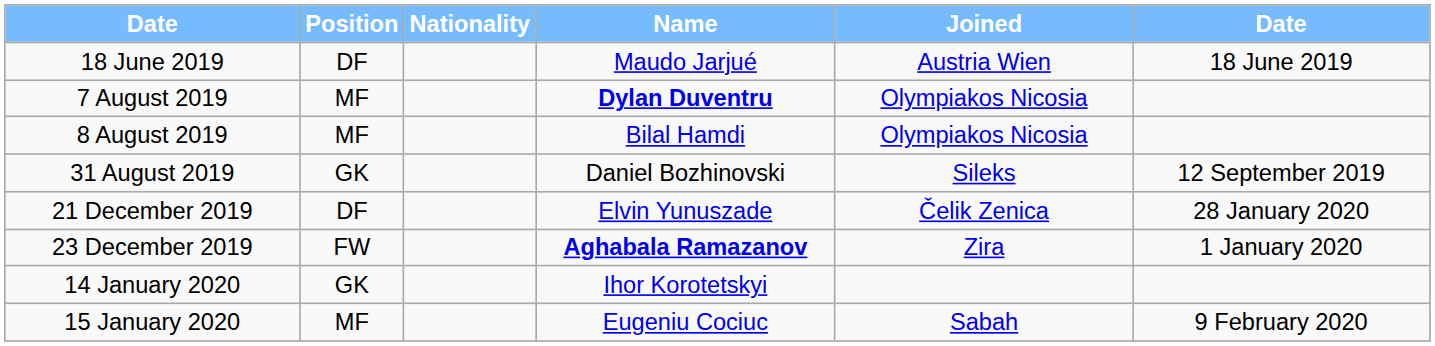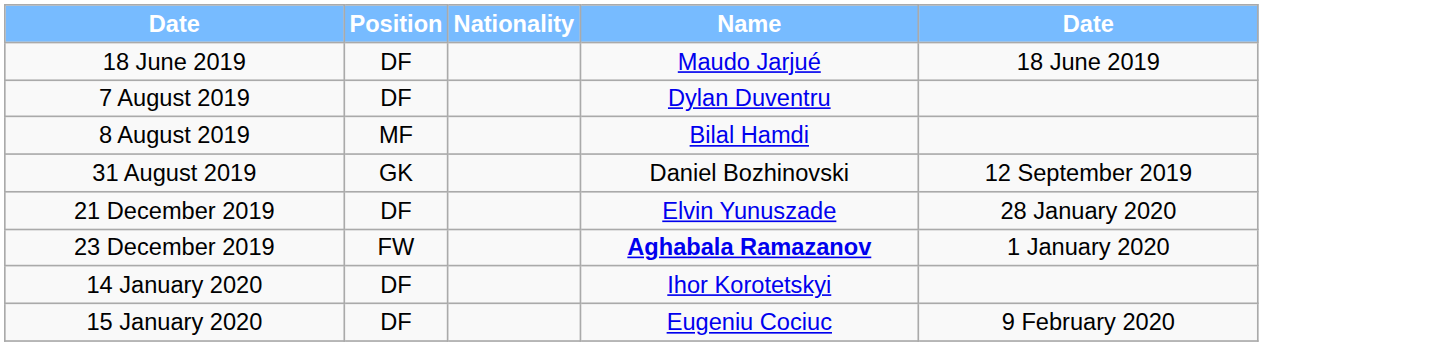- column: (984, 24)
(352, 98) MF -> (396, 98) DF
(685, 98) bold -> (749, 98) normal
(352, 285) GK -> (396, 285) DF
(352, 322) MF -> (396, 322) DF
